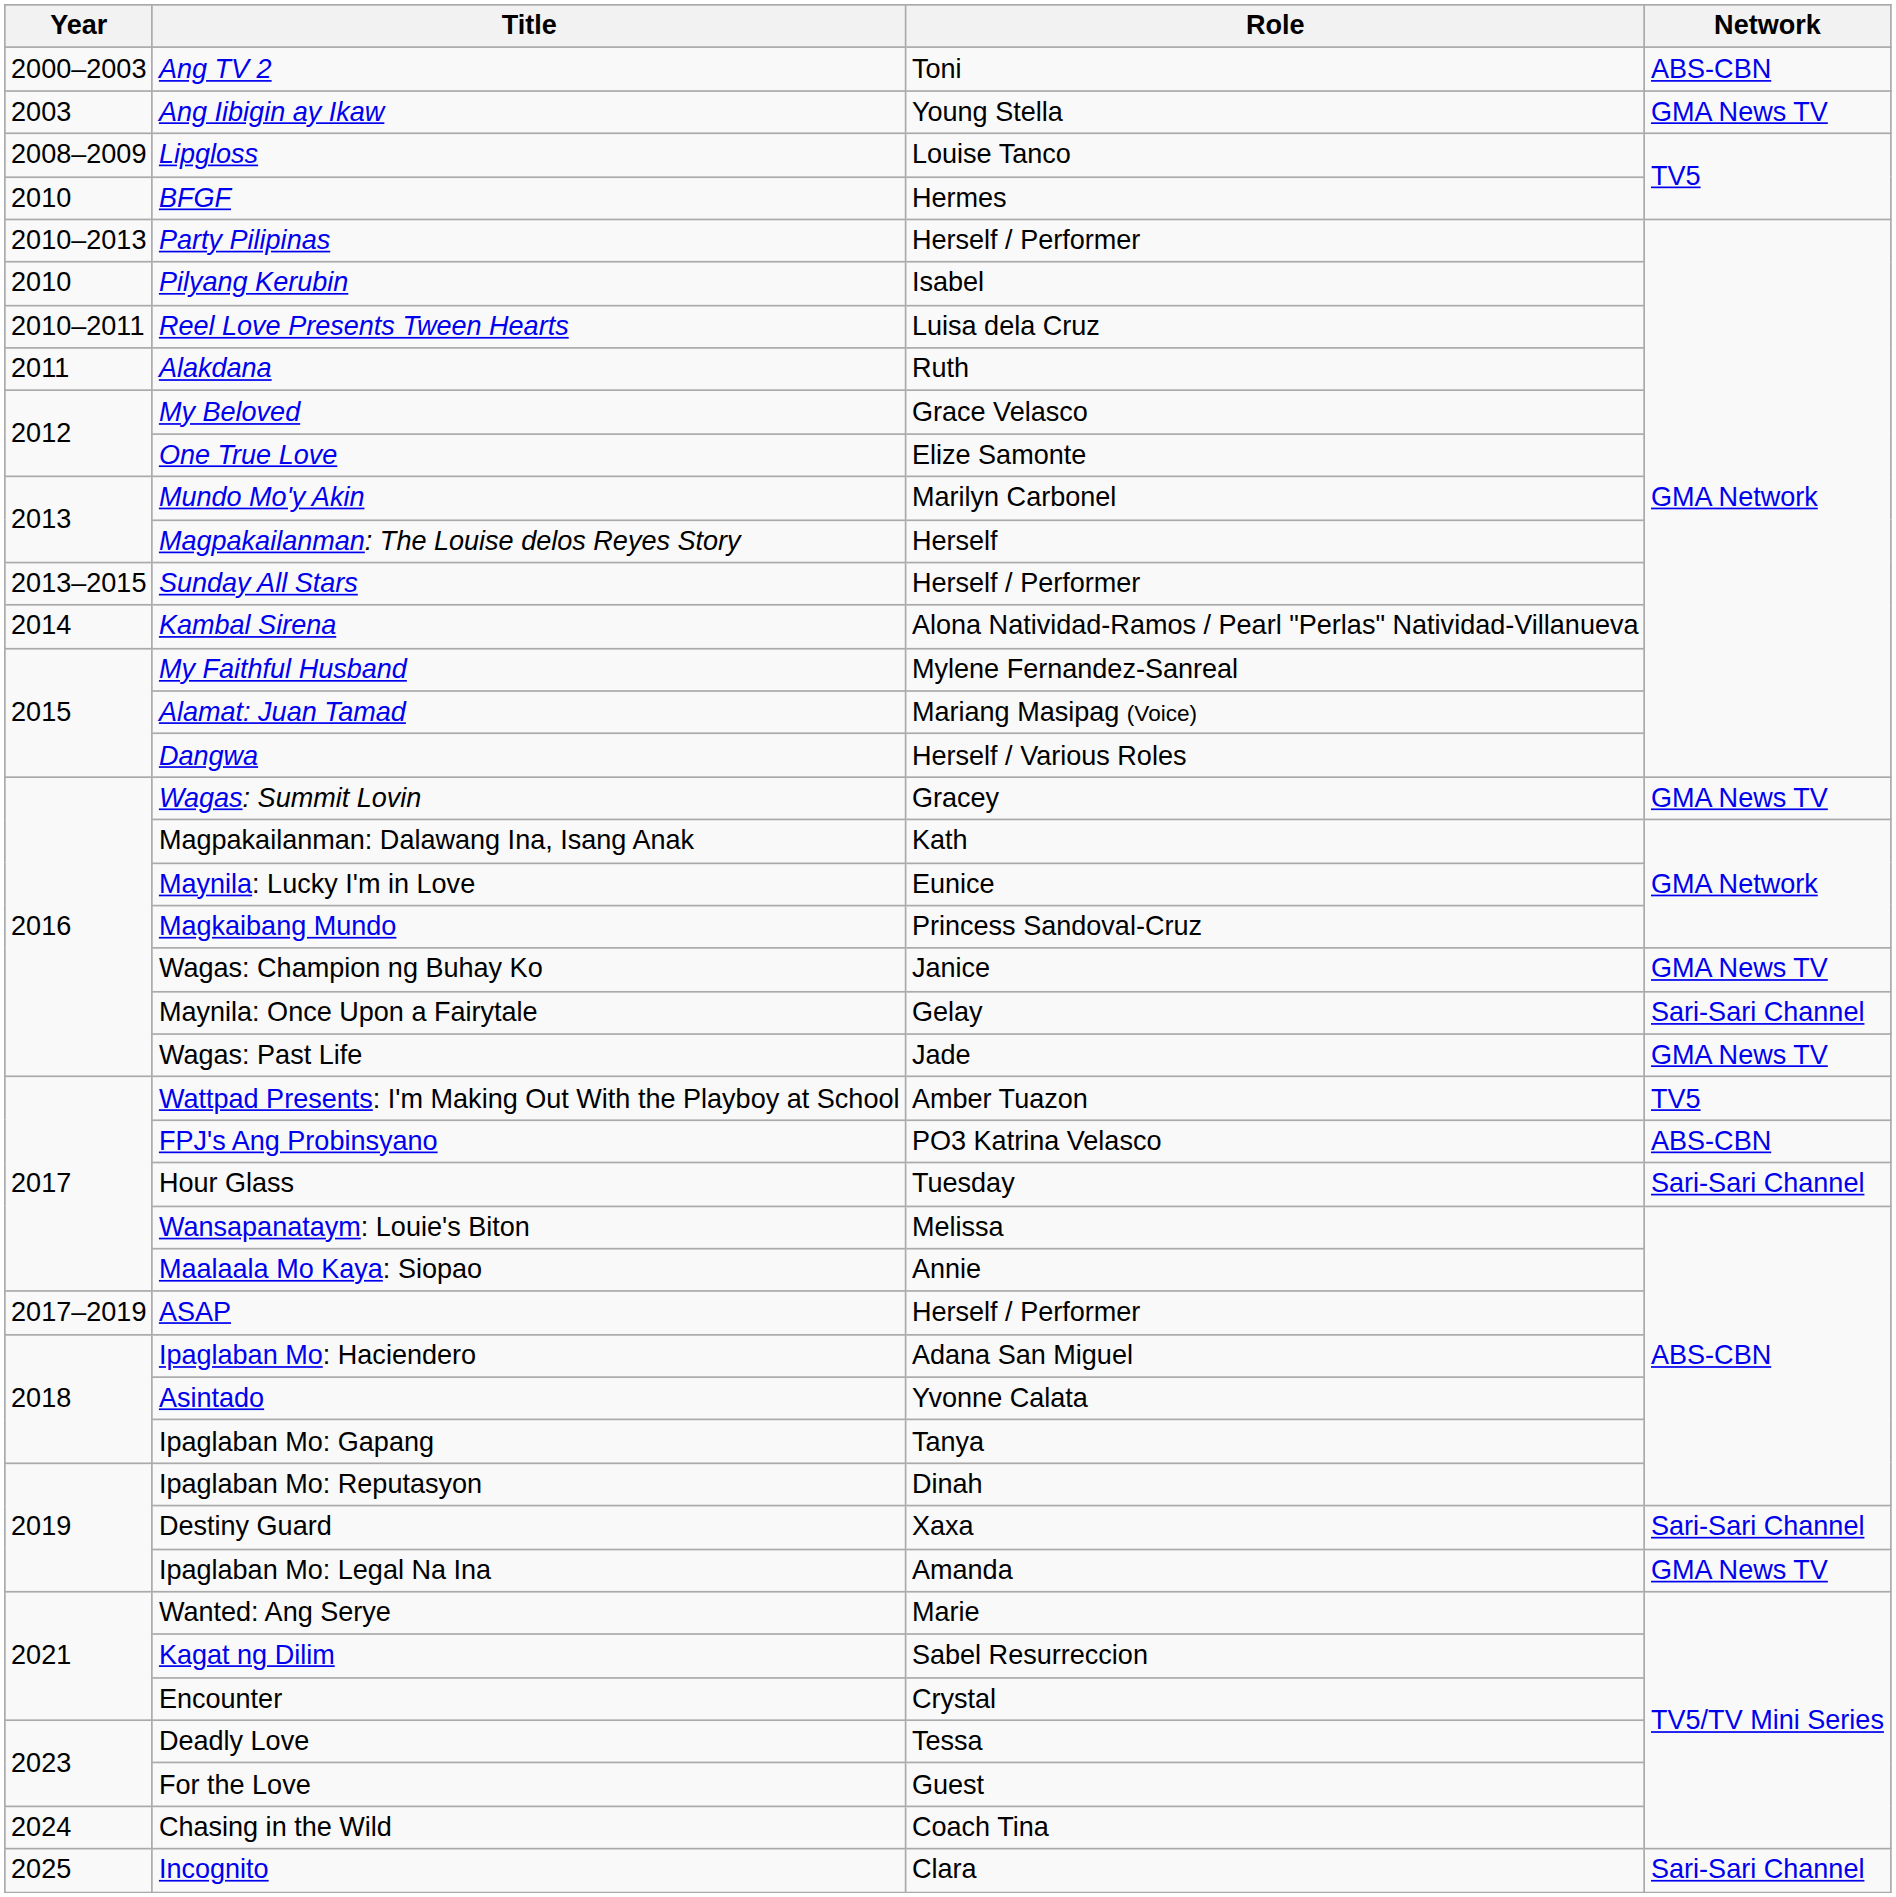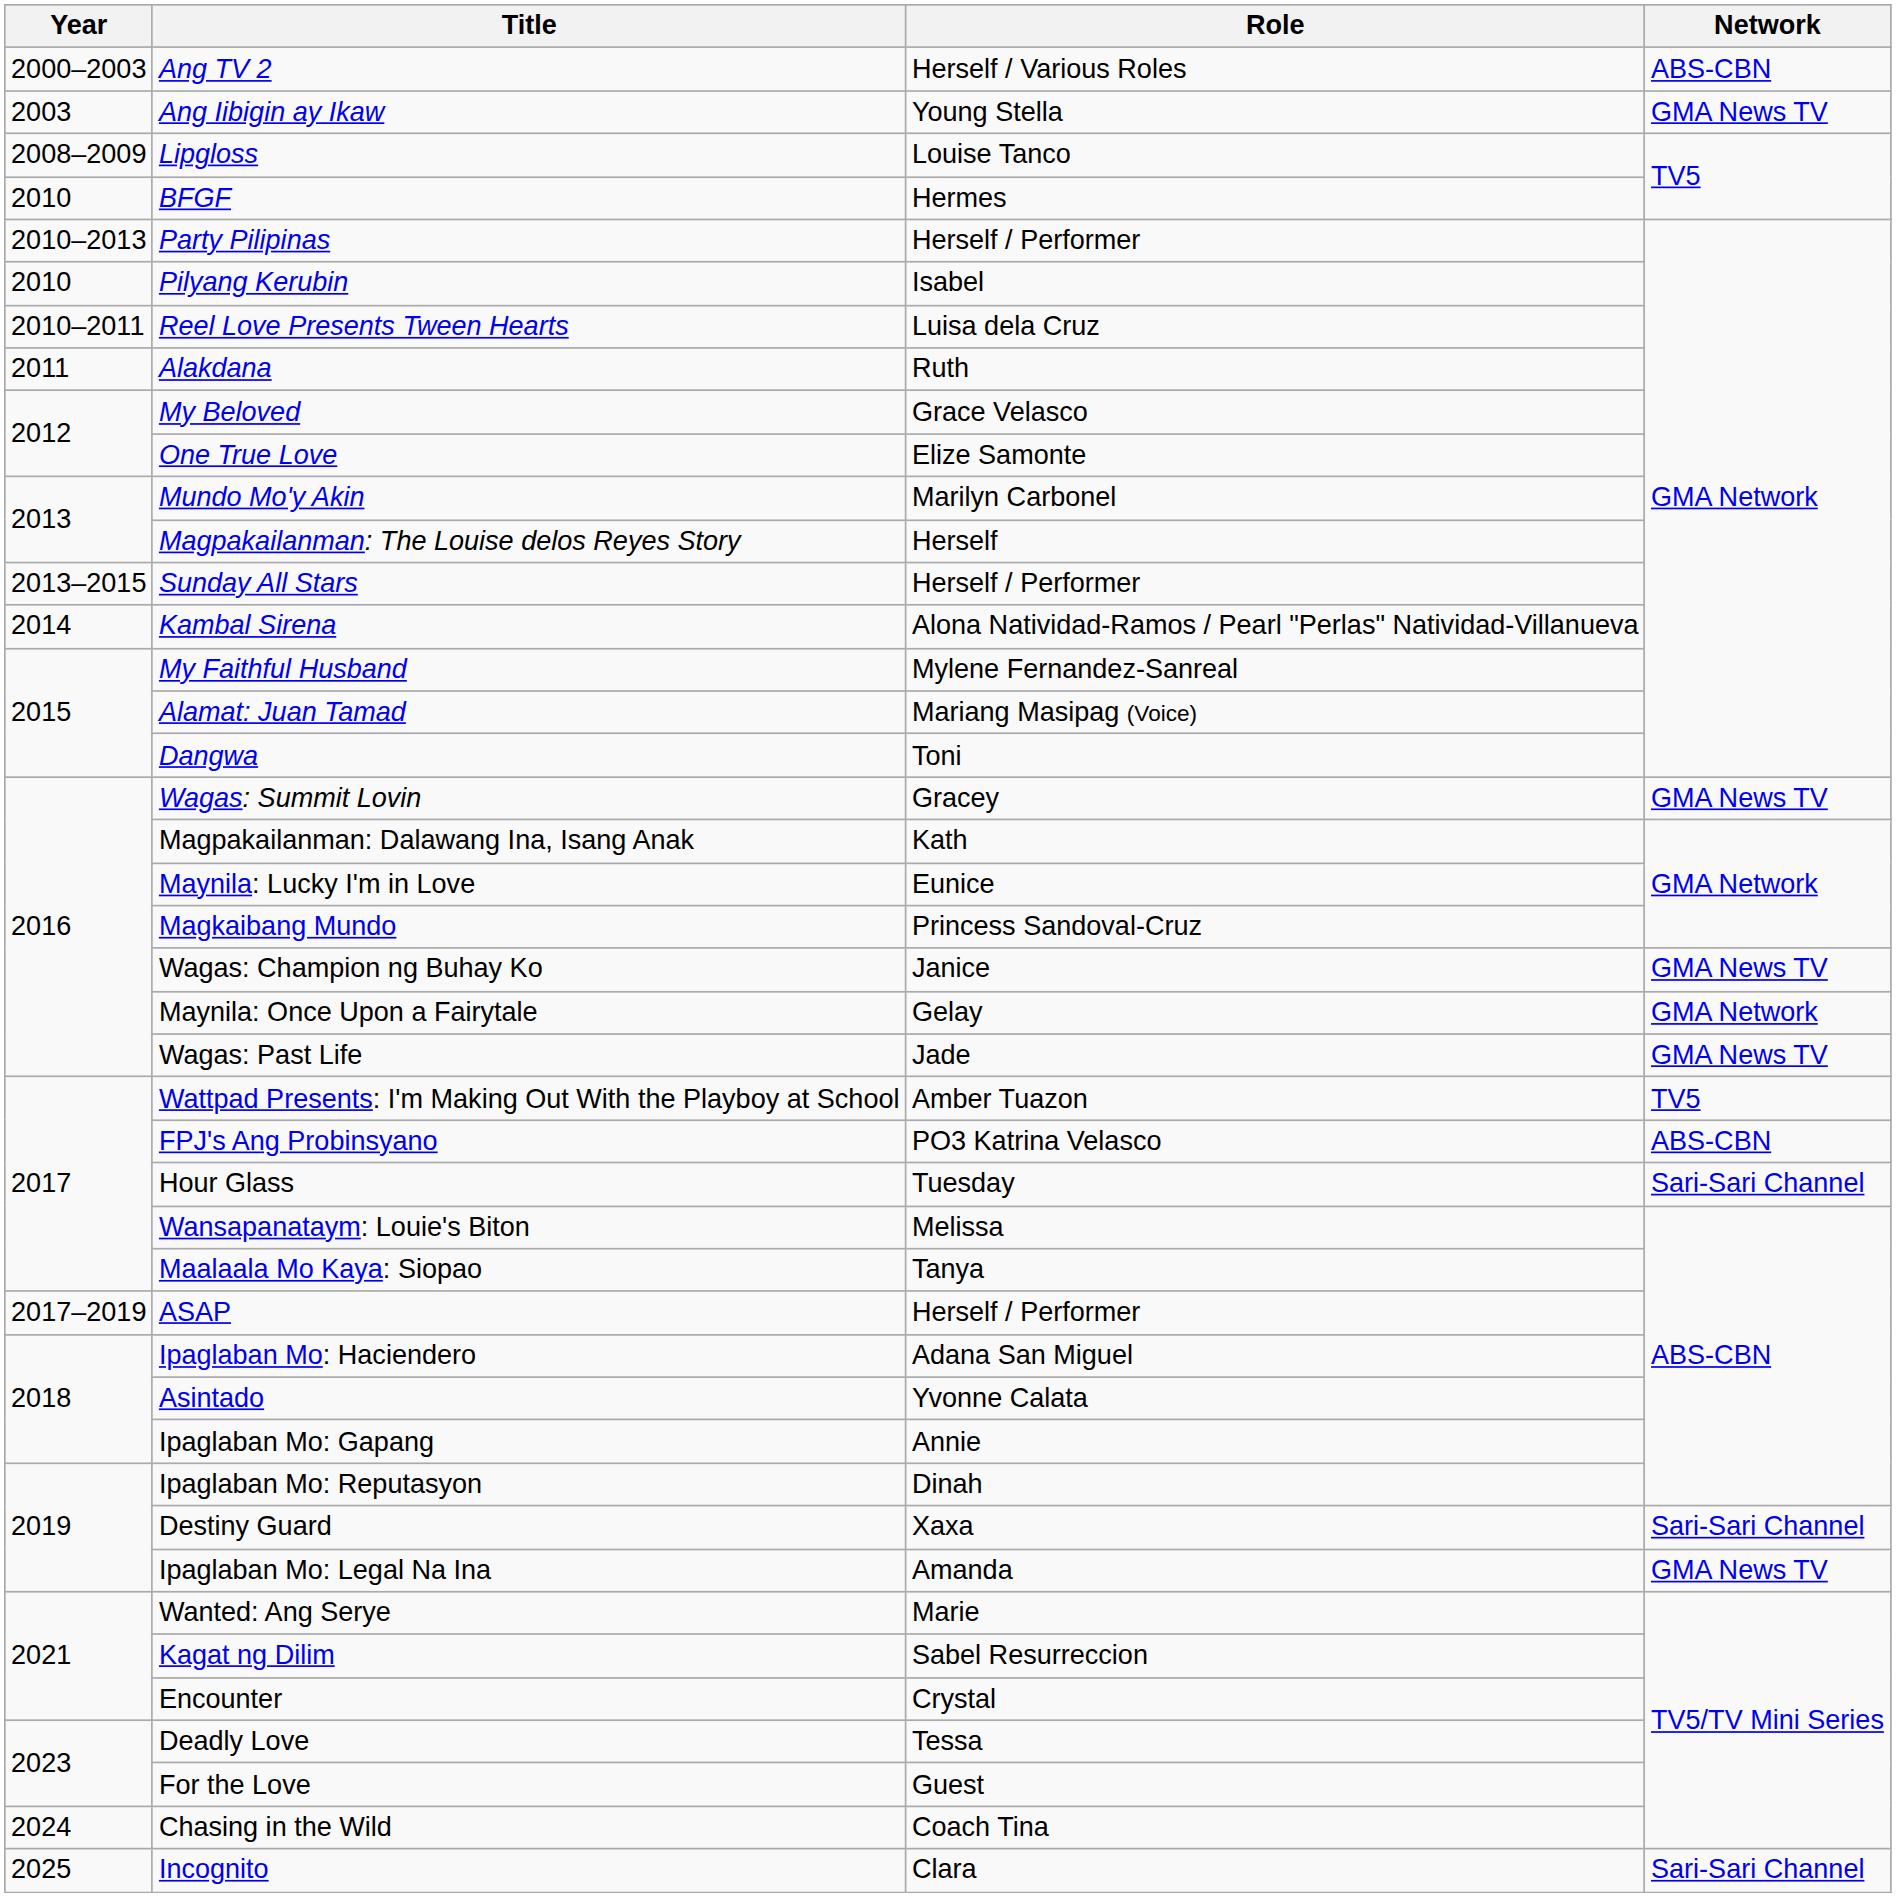(937, 68) Toni -> (1049, 68) Herself / Various Roles
(1049, 754) Herself / Various Roles -> (937, 754) Toni
(1758, 1012) Sari-Sari Channel -> (1734, 1012) GMA Network
(947, 1269) Annie -> (948, 1269) Tanya
(948, 1441) Tanya -> (947, 1441) Annie
